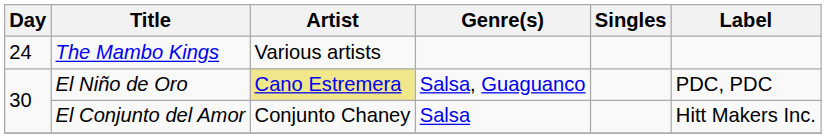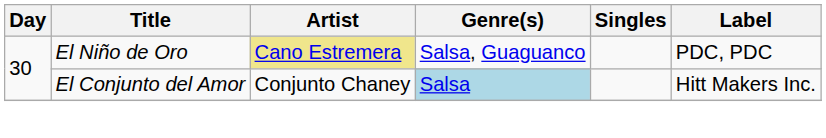- row: (137, 52)
(445, 116) no background -> (445, 84) lightblue background
